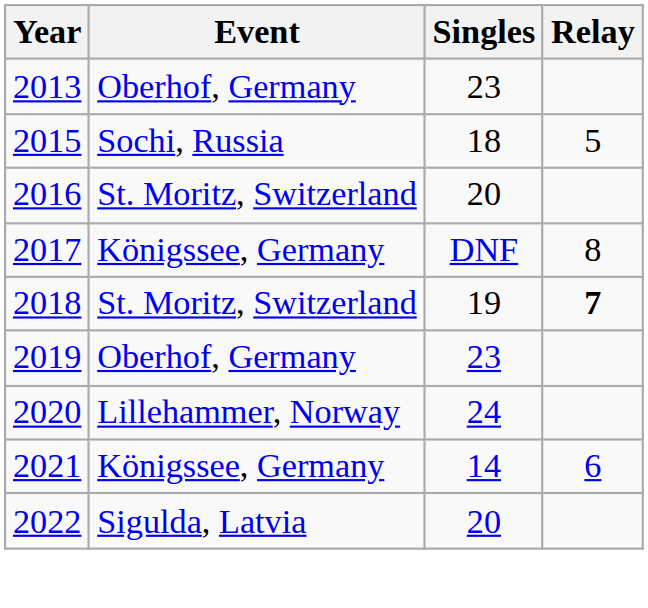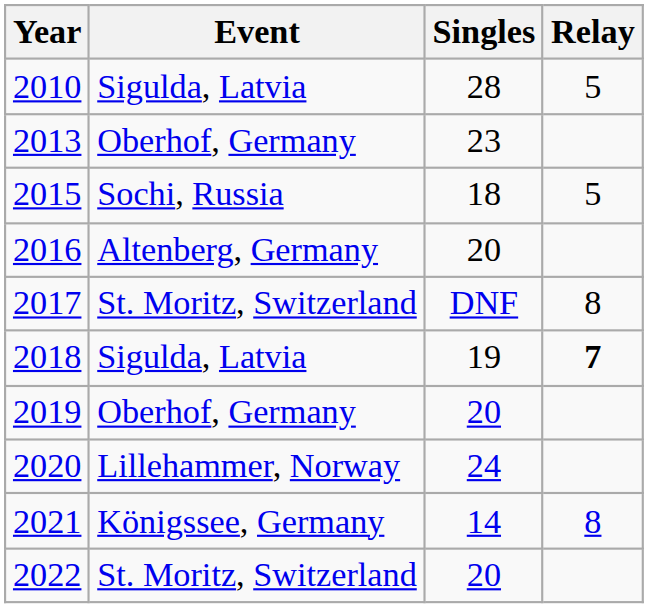+ row: (47, 85)
(257, 194) St. Moritz, Switzerland -> (238, 248) Altenberg, Germany
(241, 248) Königssee, Germany -> (257, 303) St. Moritz, Switzerland
(257, 303) St. Moritz, Switzerland -> (202, 357) Sigulda, Latvia
(484, 357) 23 -> (484, 411) 20
(593, 466) 6 -> (593, 520) 8
(202, 520) Sigulda, Latvia -> (257, 574) St. Moritz, Switzerland
